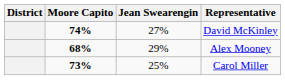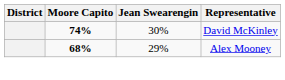(158, 30) 27% -> (158, 30) 30%
- row: (241, 65)
